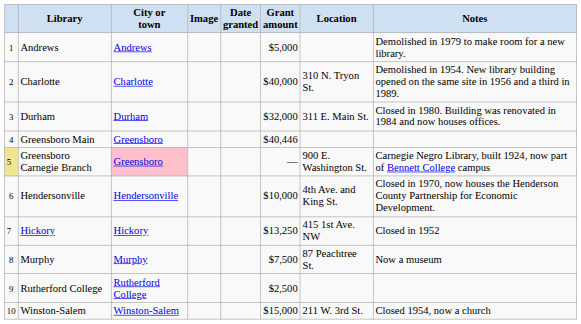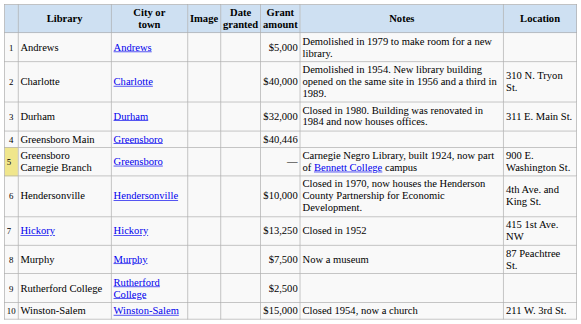columns swapped: (337, 18) <-> (475, 18)
(138, 161) pink background -> (138, 161) no background
